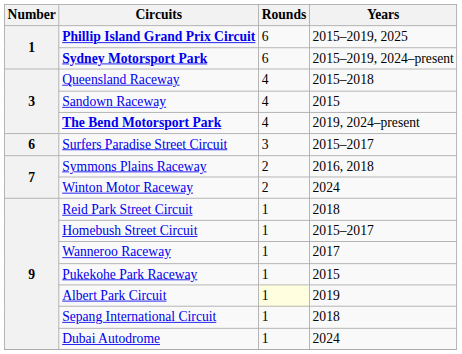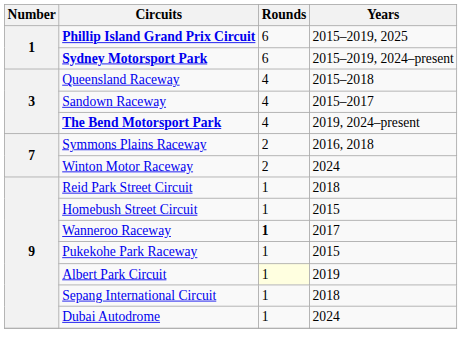(326, 101) 2015 -> (343, 101) 2015–2017
- row: (145, 144)
(343, 230) 2015–2017 -> (326, 209) 2015
(265, 252) normal -> (265, 230) bold
